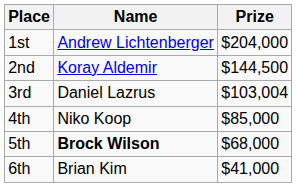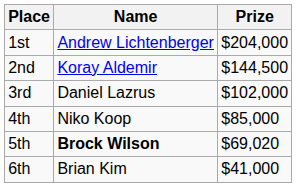(255, 93) $103,004 -> (255, 93) $102,000
(250, 144) $68,000 -> (250, 144) $69,020
